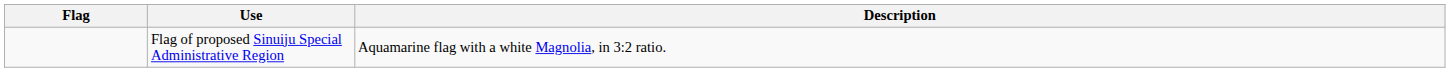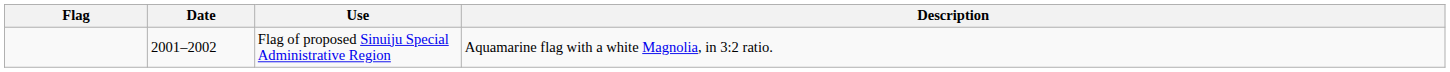+ column: (201, 16)
